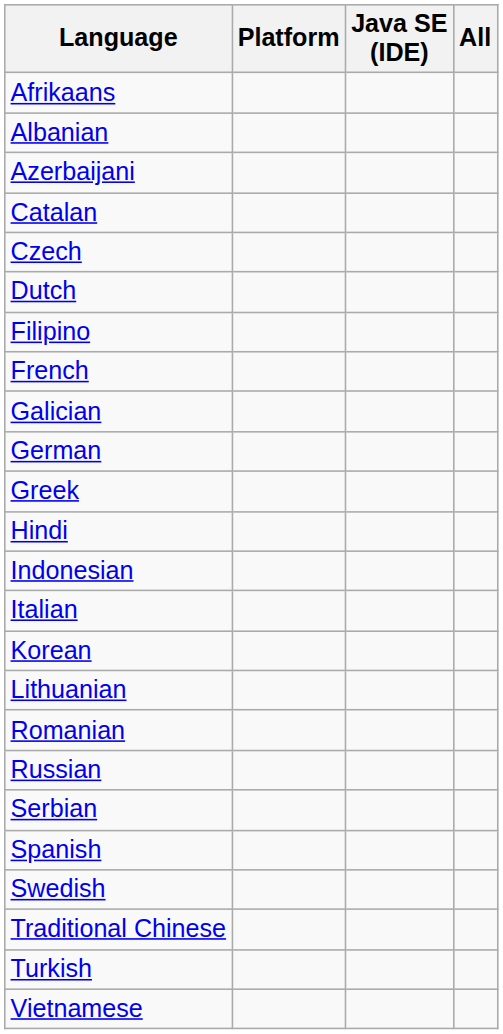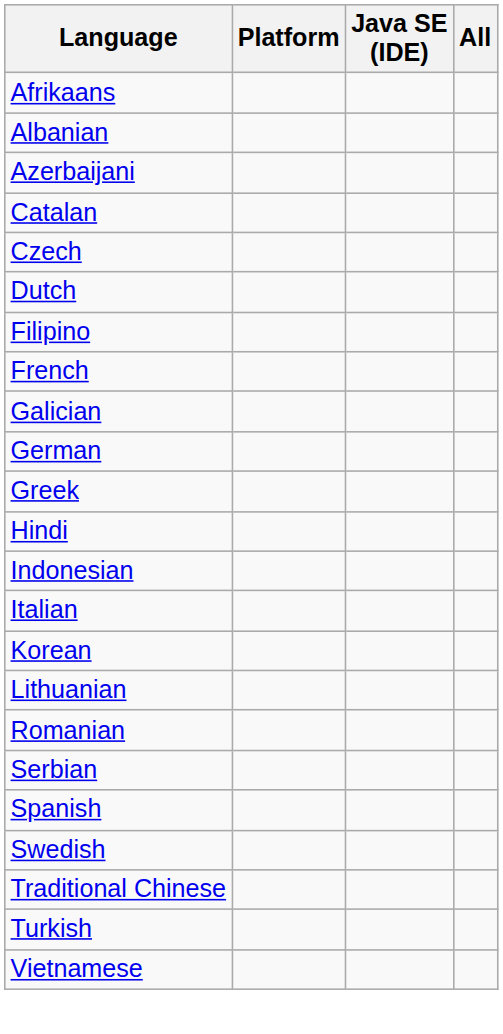- row: (56, 769)
